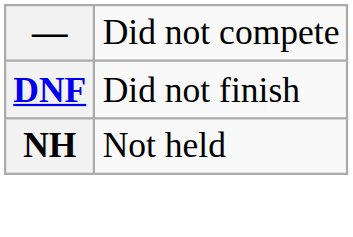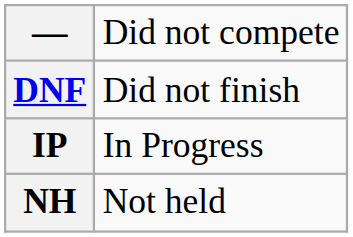+ row: (50, 145)
